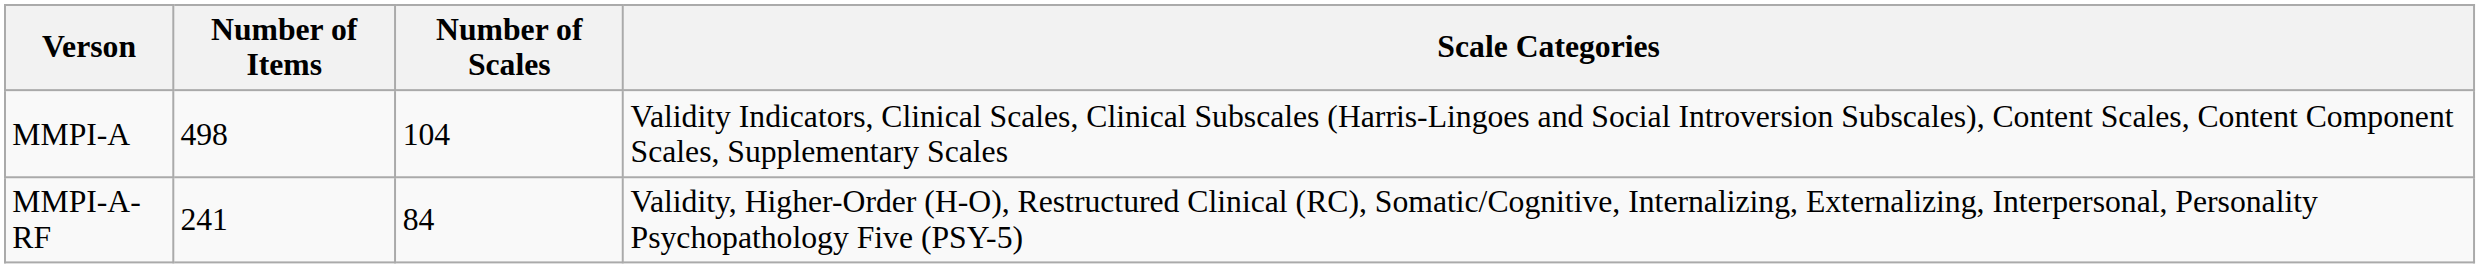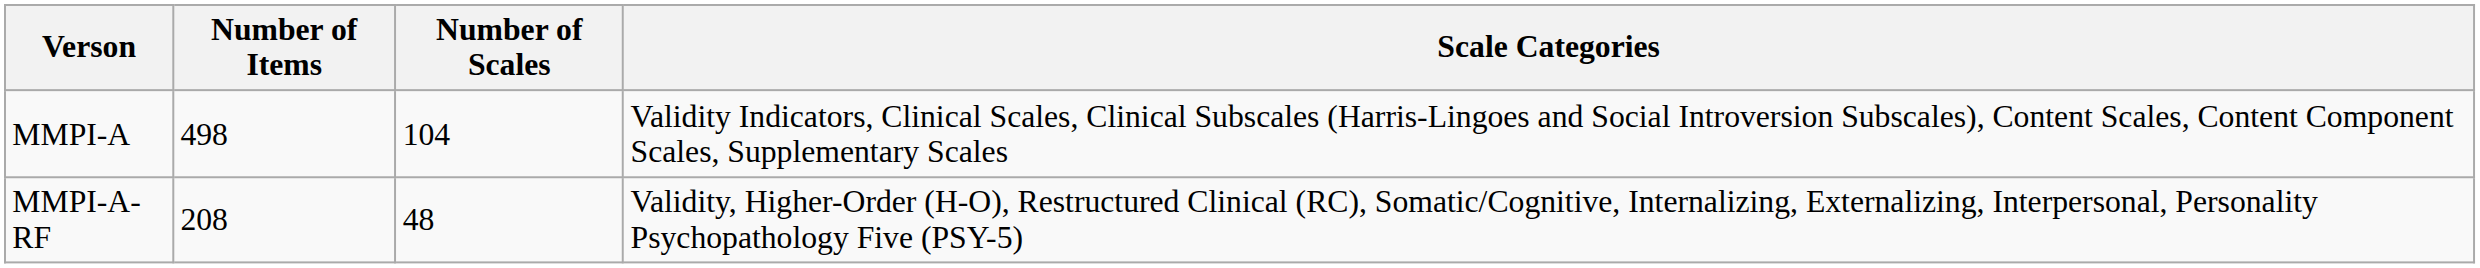(204, 219) 241 -> (204, 219) 208
(418, 219) 84 -> (418, 219) 48
